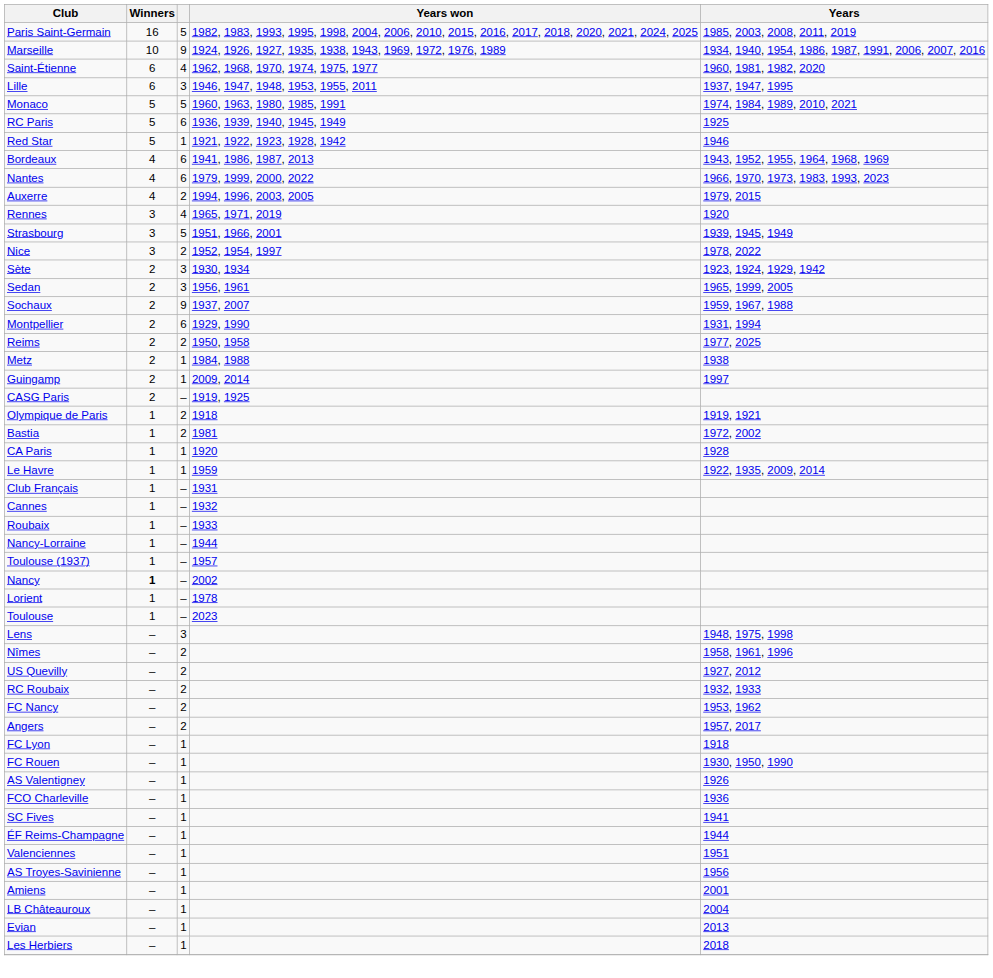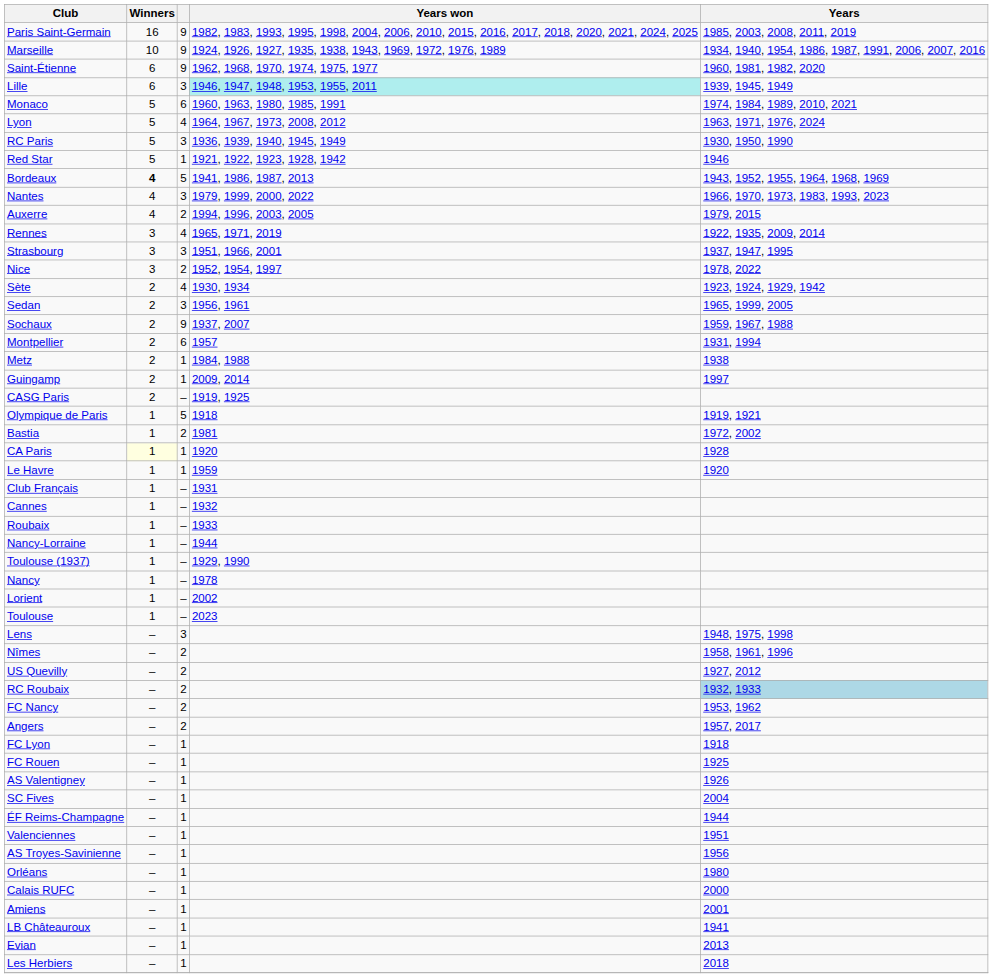(183, 31) 5 -> (183, 31) 9
(183, 68) 4 -> (183, 68) 9
(284, 86) no background -> (284, 86) paleturquoise background
(748, 86) 1937, 1947, 1995 -> (748, 86) 1939, 1945, 1949
(183, 104) 5 -> (183, 104) 6
+ row: (19, 123)
(183, 123) 6 -> (183, 141) 3
(716, 123) 1925 -> (748, 141) 1930, 1950, 1990
(152, 159) normal -> (152, 178) bold
(183, 159) 6 -> (183, 178) 5
(183, 178) 6 -> (183, 196) 3
(716, 214) 1920 -> (764, 232) 1922, 1935, 2009, 2014
(183, 232) 5 -> (183, 251) 3
(748, 232) 1939, 1945, 1949 -> (748, 251) 1937, 1947, 1995
(183, 269) 3 -> (183, 287) 4
(221, 324) 1929, 1990 -> (205, 342) 1957
- row: (23, 342)
(183, 415) 2 -> (183, 415) 5
(152, 452) no background -> (152, 452) lightyellow background
(764, 470) 1922, 1935, 2009, 2014 -> (716, 470) 1920
(205, 561) 1957 -> (221, 561) 1929, 1990
(152, 580) bold -> (152, 580) normal
(205, 580) 2002 -> (205, 580) 1978
(205, 598) 1978 -> (205, 598) 2002
(732, 689) no background -> (732, 689) lightblue background
(748, 762) 1930, 1950, 1990 -> (716, 762) 1925
- row: (48, 799)
(716, 817) 1941 -> (716, 799) 2004
+ row: (27, 872)
+ row: (41, 890)
(716, 908) 2004 -> (716, 927) 1941
